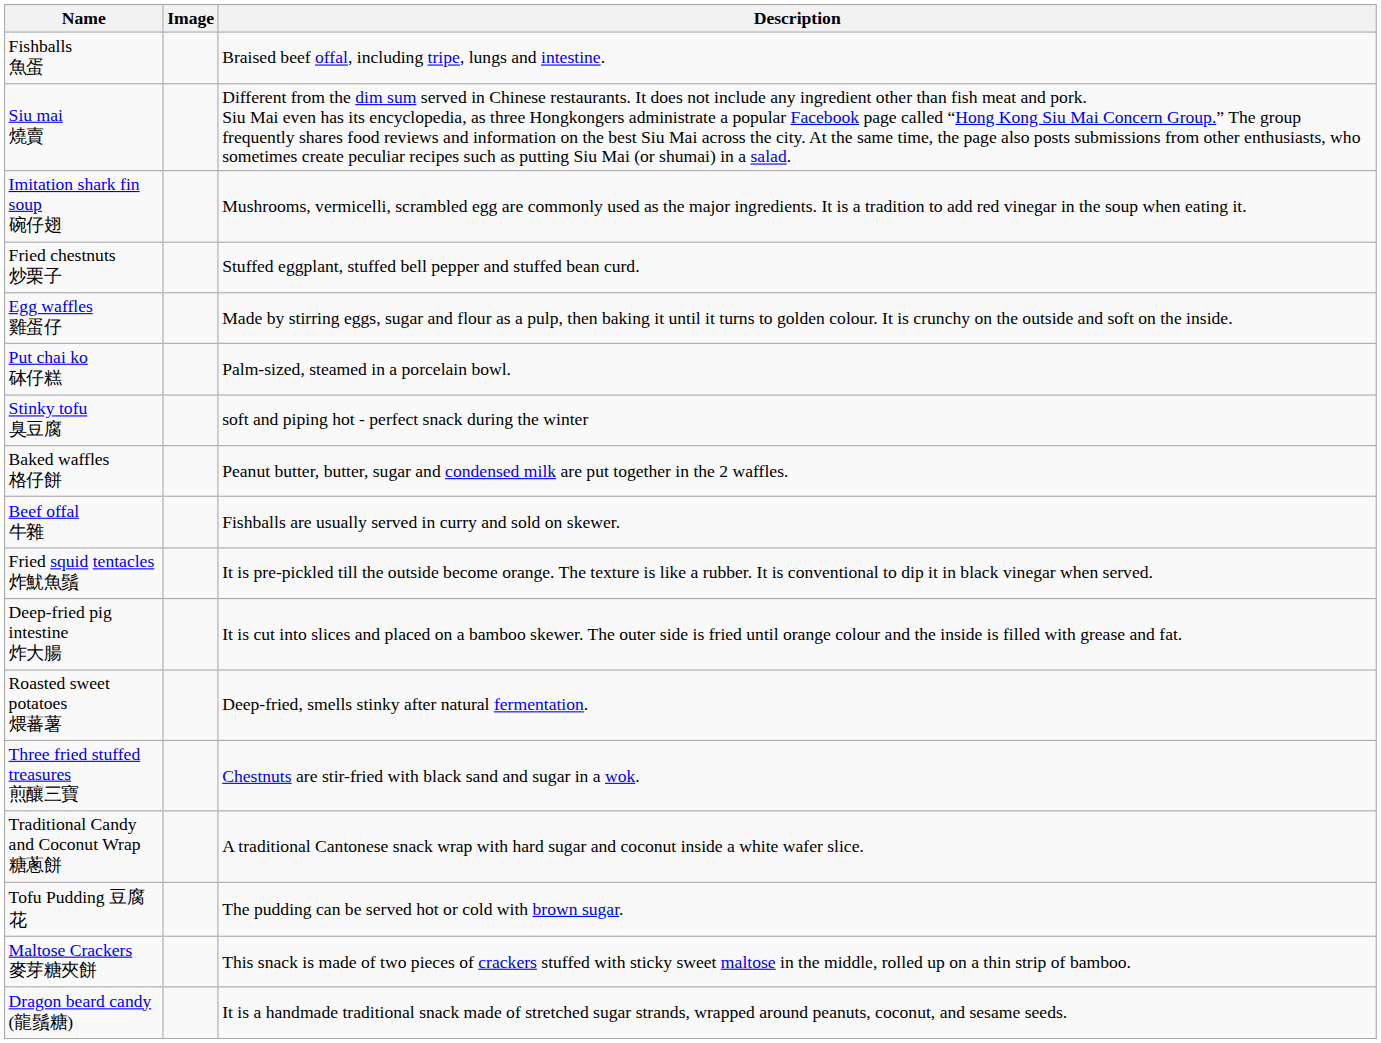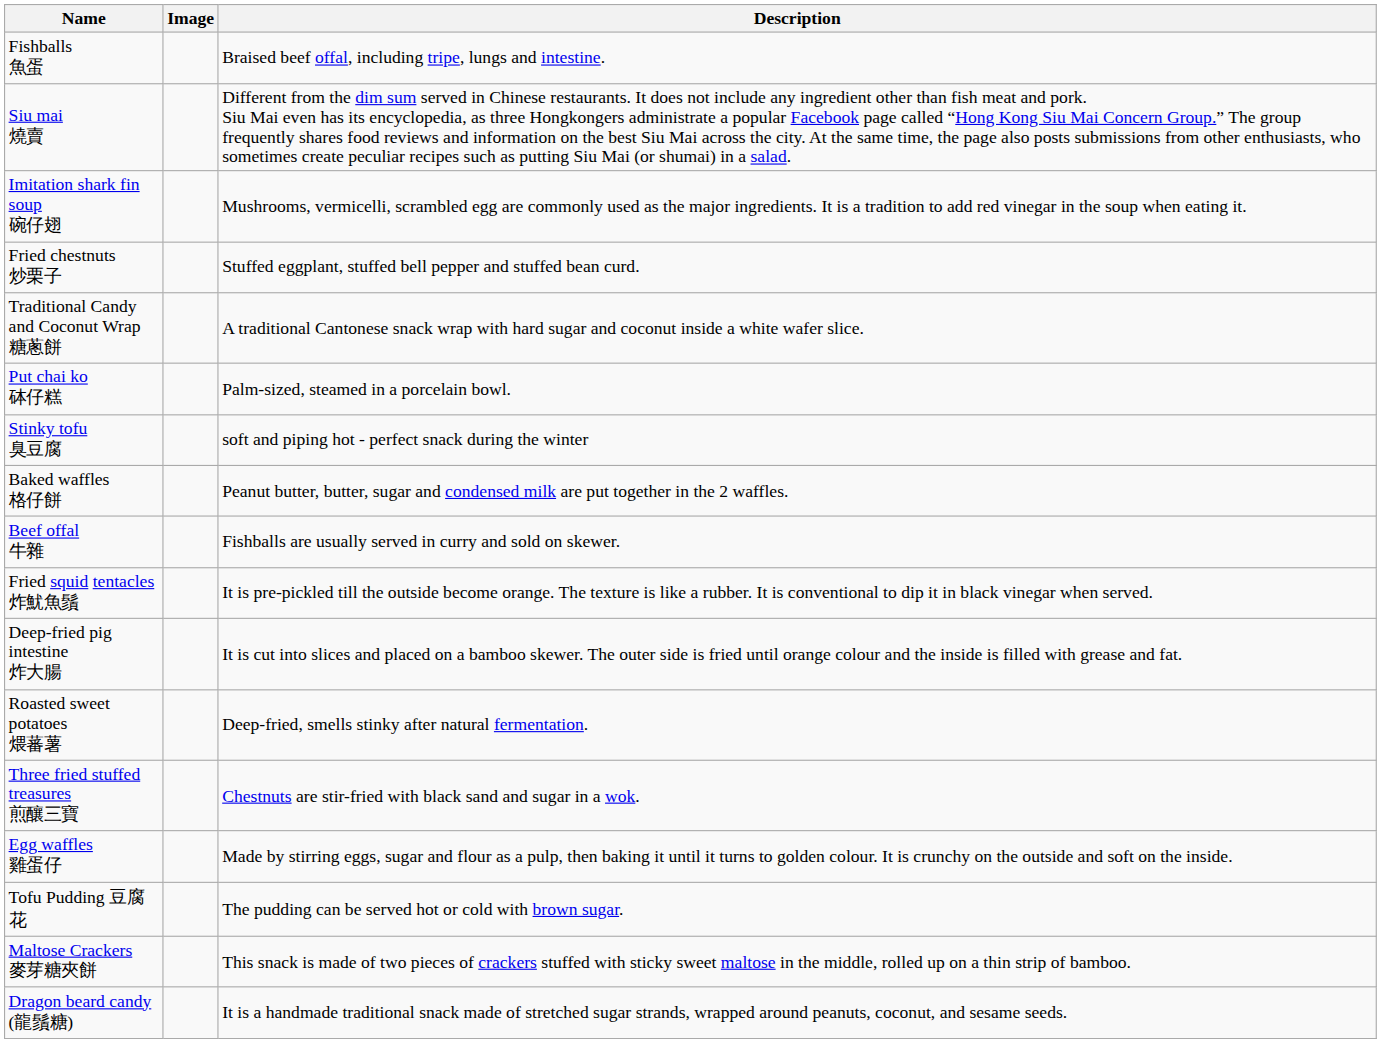rows swapped: (51, 316) <-> (75, 845)
